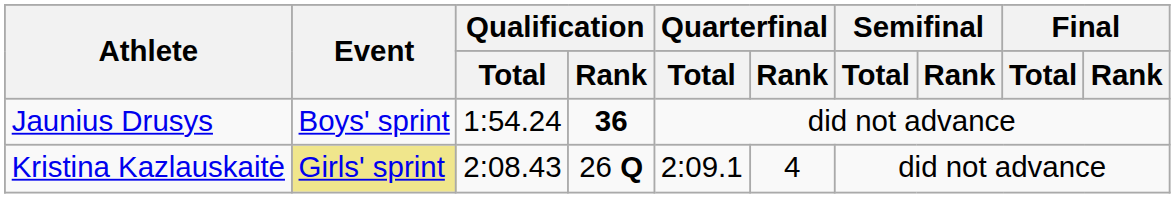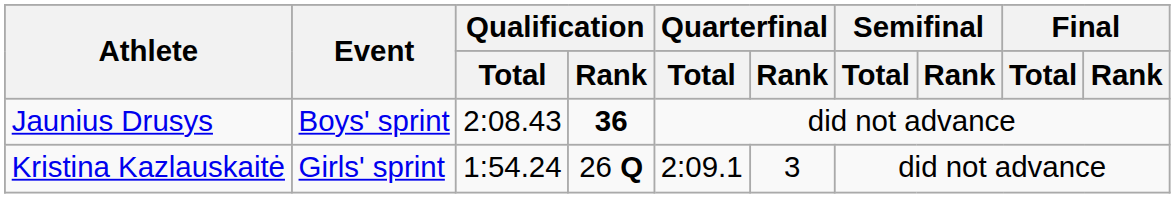(512, 121) 1:54.24 -> (512, 121) 2:08.43
(372, 167) khaki background -> (372, 167) no background
(512, 167) 2:08.43 -> (512, 167) 1:54.24
(792, 167) 4 -> (792, 167) 3
